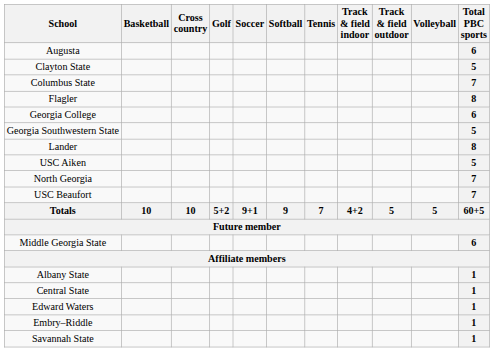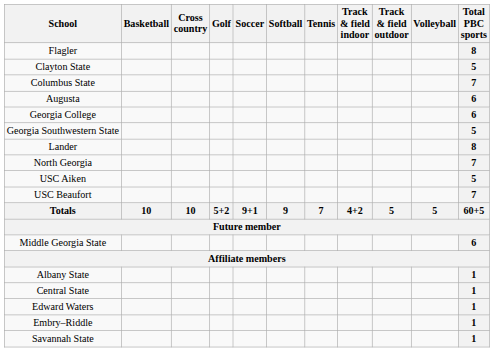rows swapped: (63, 51) <-> (63, 99)
rows swapped: (63, 179) <-> (63, 163)
